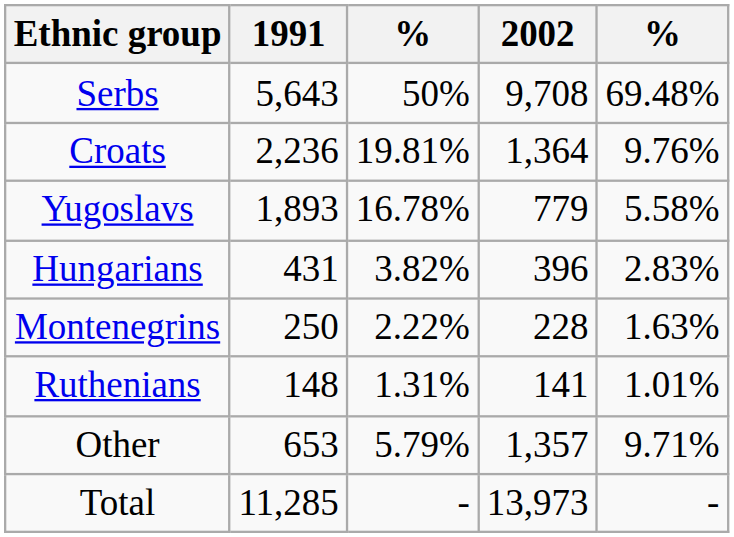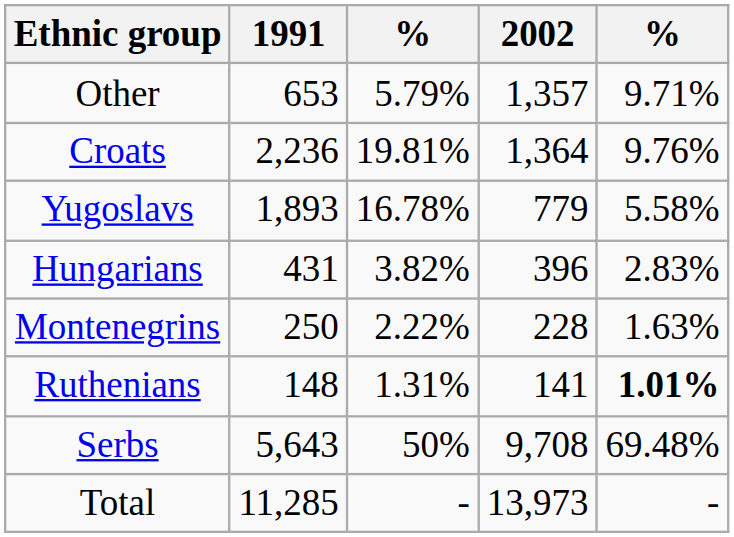rows swapped: (118, 92) <-> (118, 444)
(672, 385) normal -> (669, 385) bold
